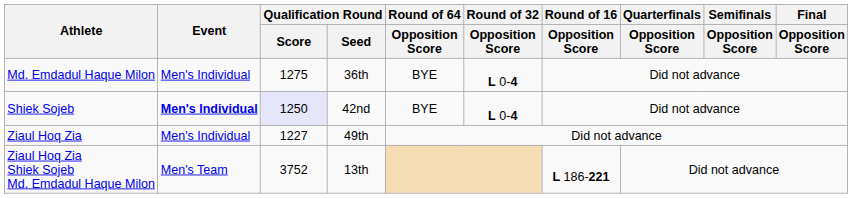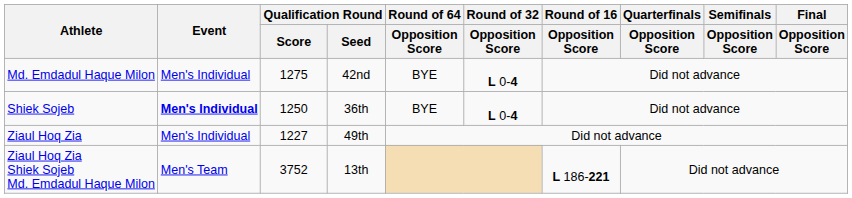(356, 75) 36th -> (356, 75) 42nd
(294, 109) lavender background -> (294, 109) no background
(356, 109) 42nd -> (356, 109) 36th
